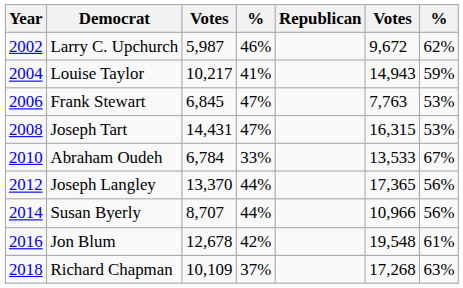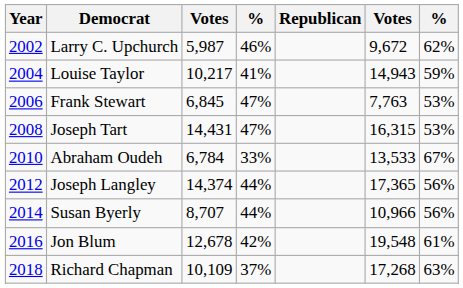(209, 185) 13,370 -> (209, 185) 14,374
